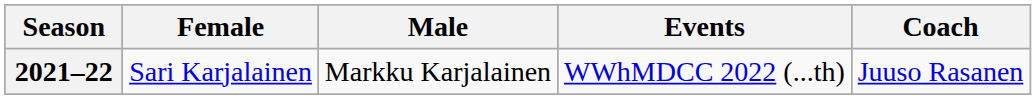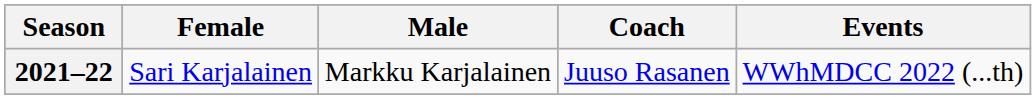columns swapped: (940, 26) <-> (704, 26)
